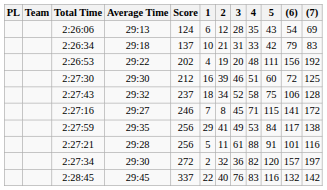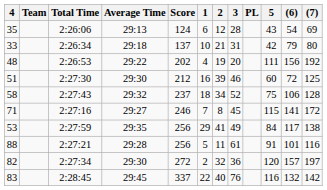columns swapped: (13, 12) <-> (253, 12)
(312, 45) 83 -> (312, 45) 80
